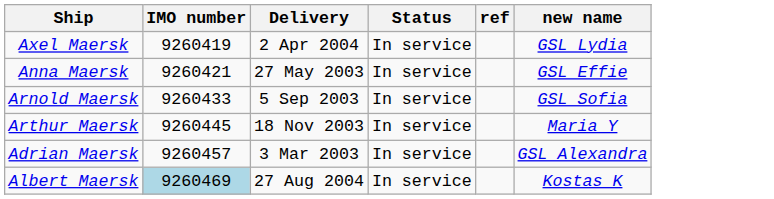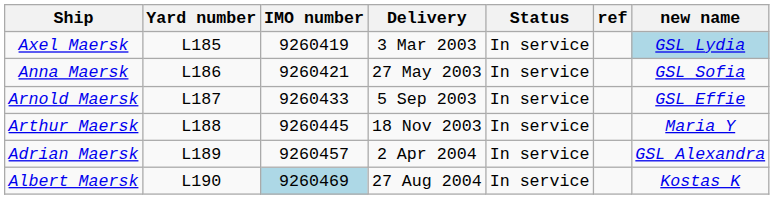+ column: (201, 18)
(309, 45) 2 Apr 2004 -> (427, 45) 3 Mar 2003
(582, 45) no background -> (700, 45) lightblue background
(582, 72) GSL Effie -> (700, 72) GSL Sofia
(582, 100) GSL Sofia -> (700, 100) GSL Effie
(309, 154) 3 Mar 2003 -> (427, 154) 2 Apr 2004
